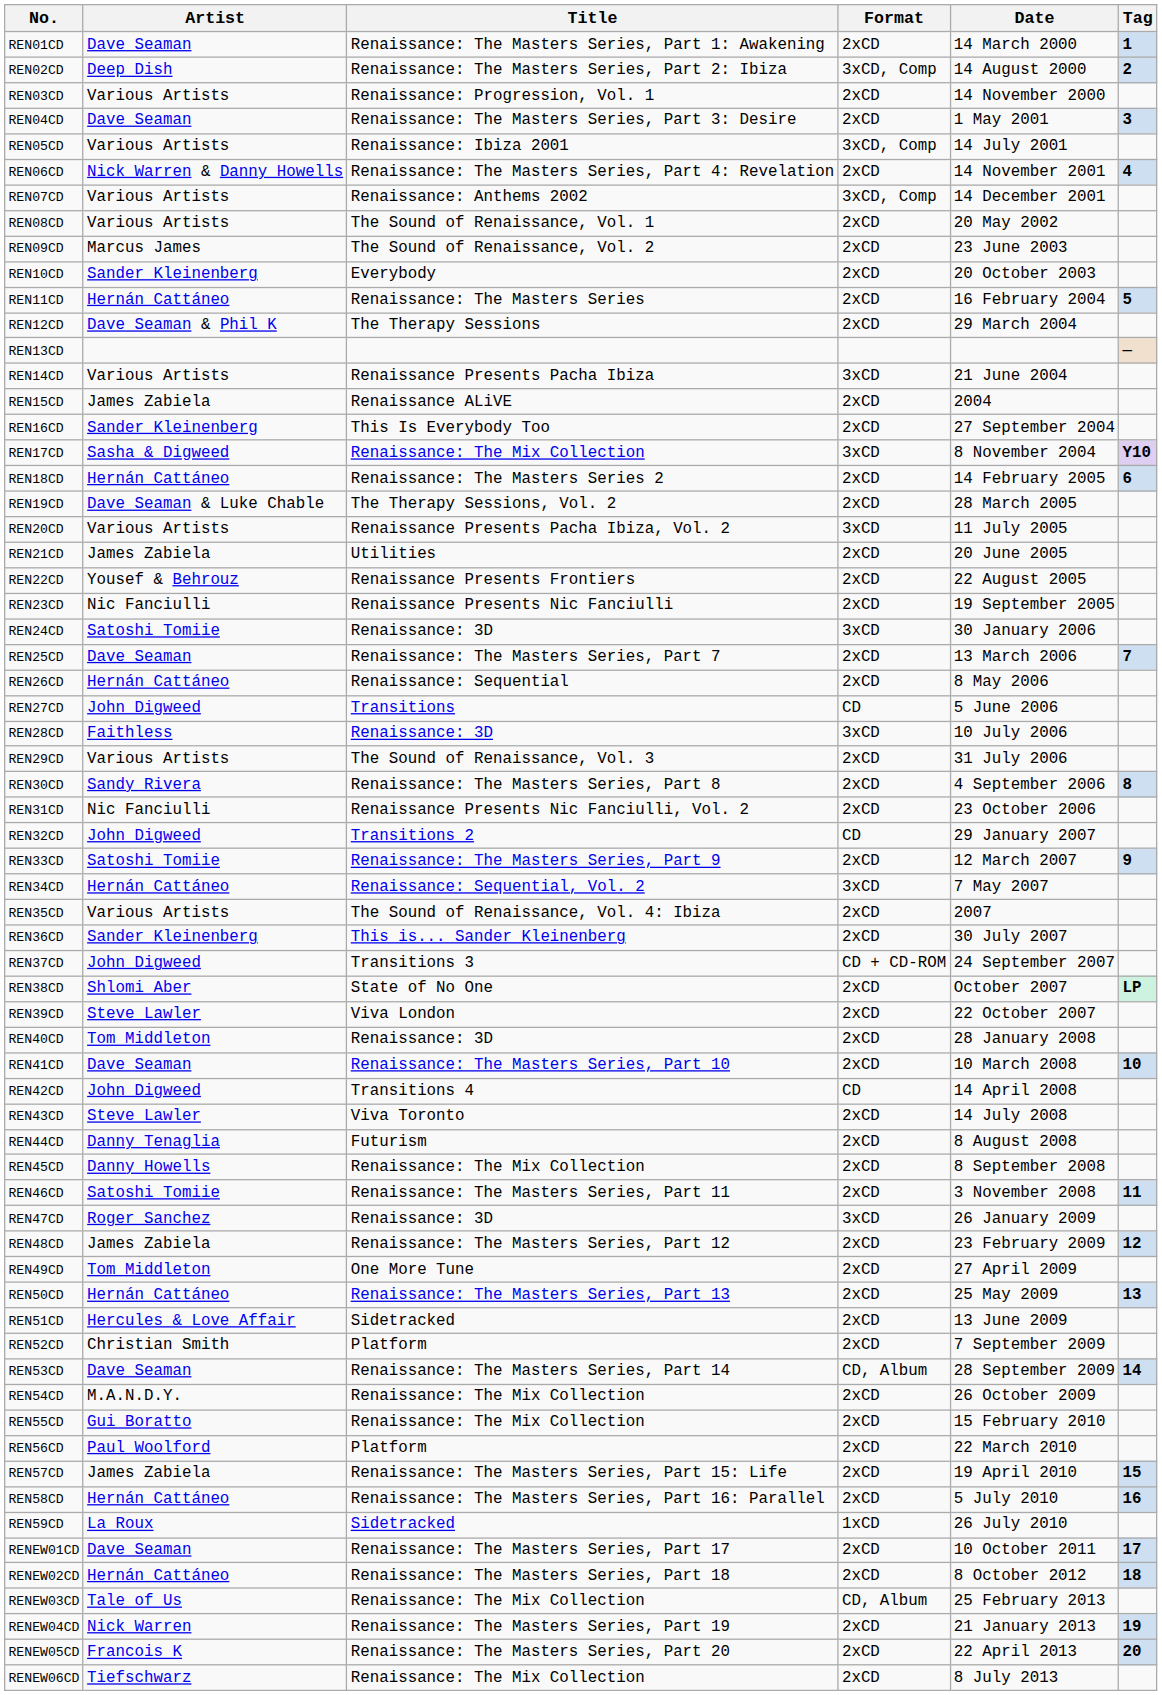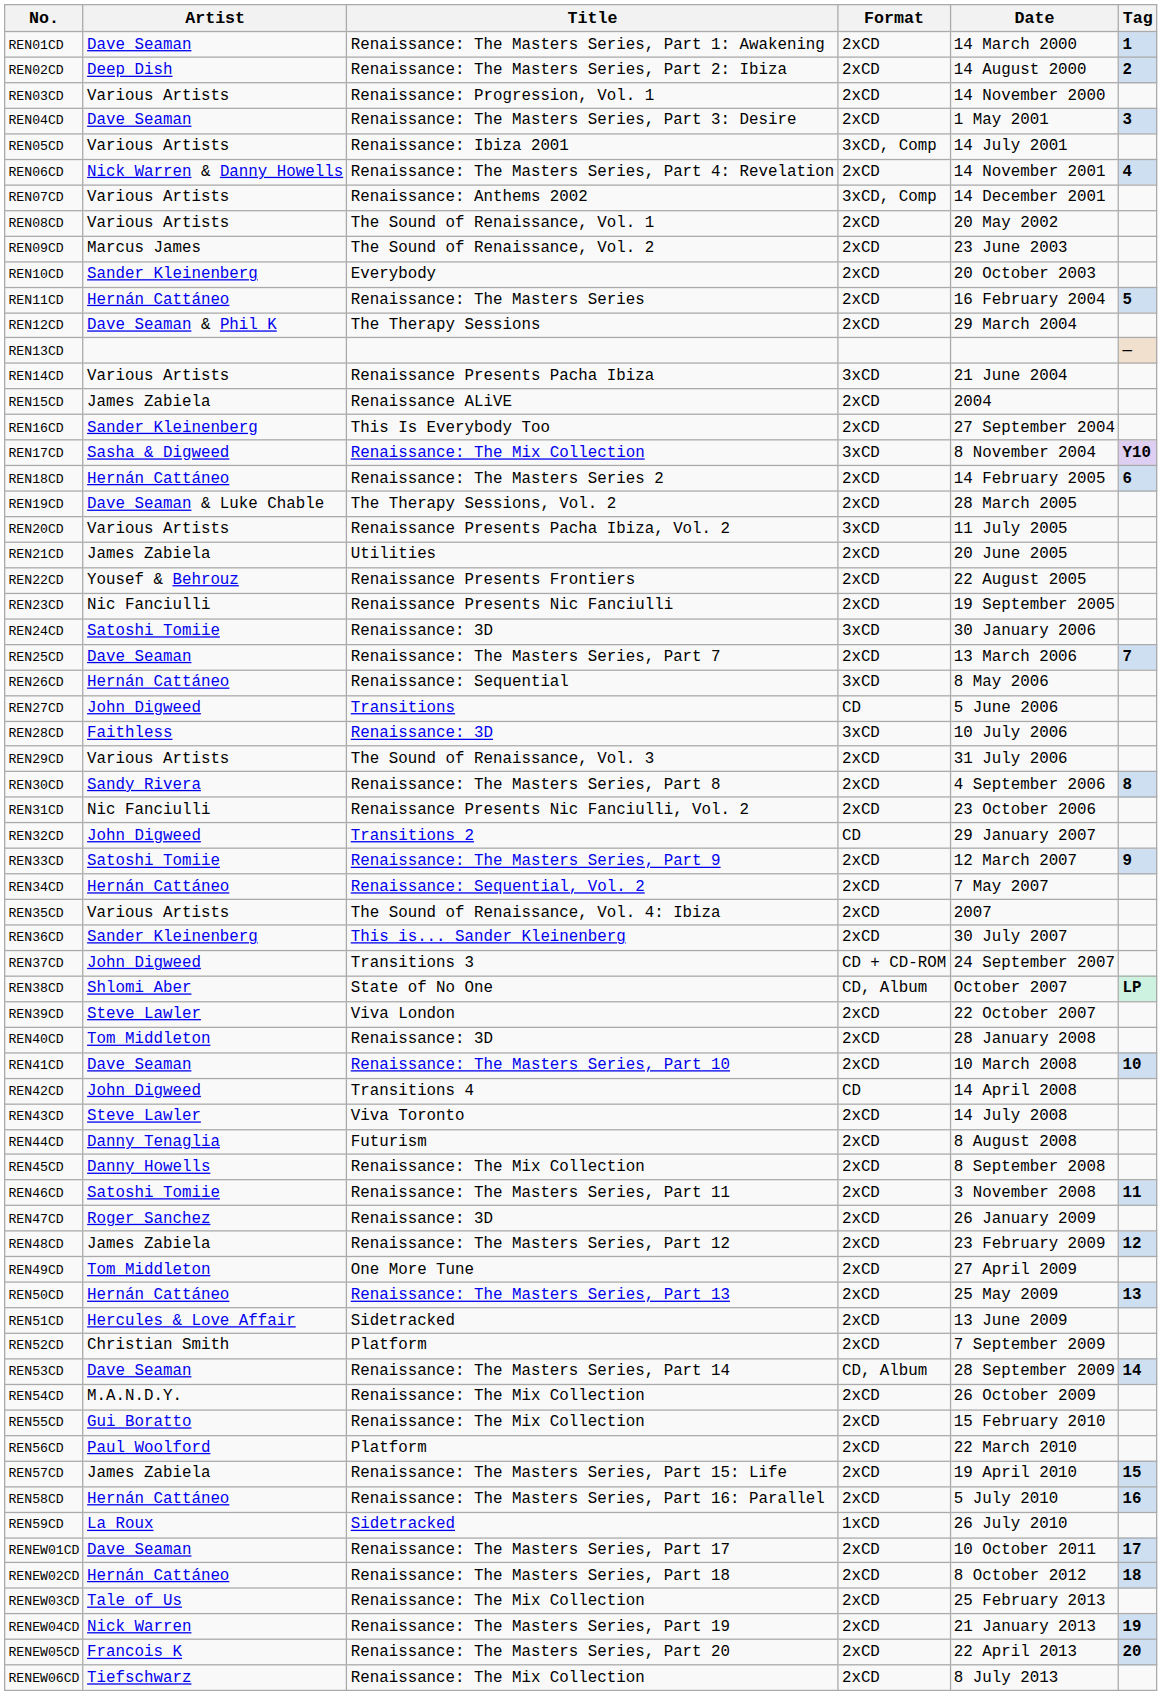(889, 70) 3xCD, Comp -> (861, 70) 2xCD
(861, 683) 2xCD -> (861, 683) 3xCD
(861, 887) 3xCD -> (861, 887) 2xCD
(861, 989) 2xCD -> (885, 989) CD, Album
(861, 1218) 3xCD -> (861, 1218) 2xCD
(885, 1601) CD, Album -> (861, 1601) 2xCD
